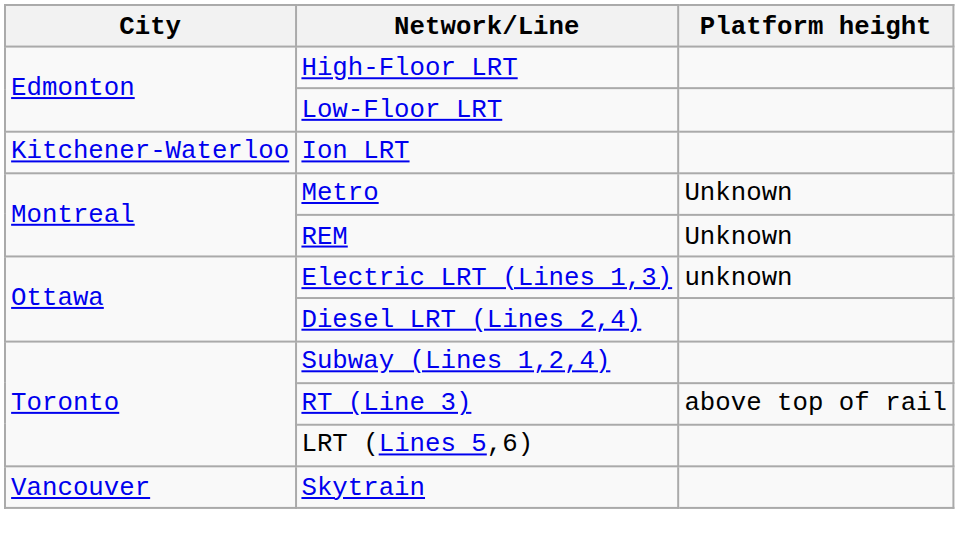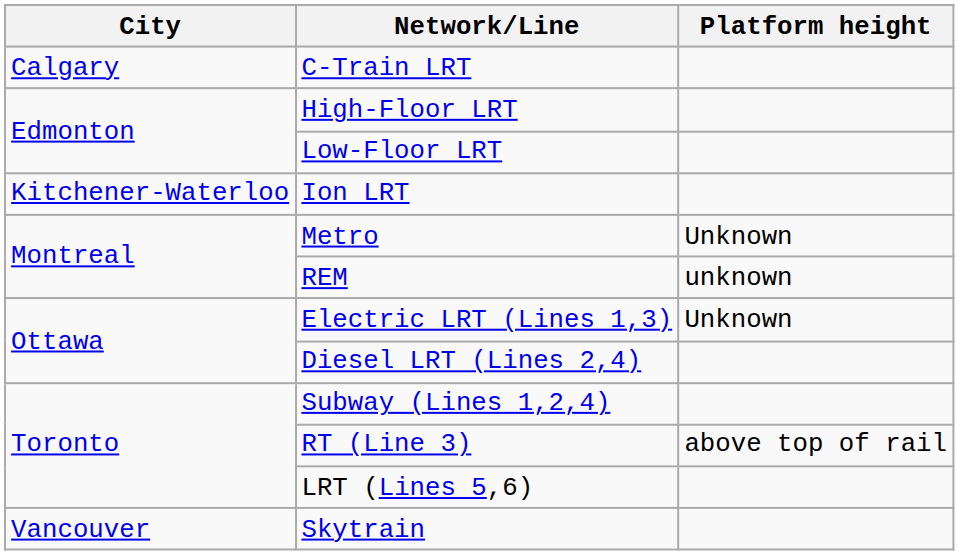+ row: (386, 68)
(738, 236) Unknown -> (738, 278) unknown
(738, 278) unknown -> (738, 320) Unknown
